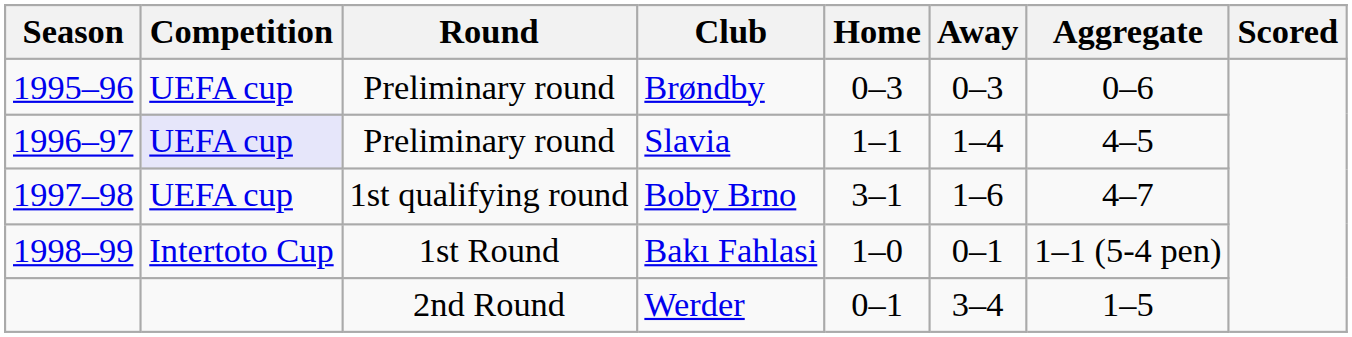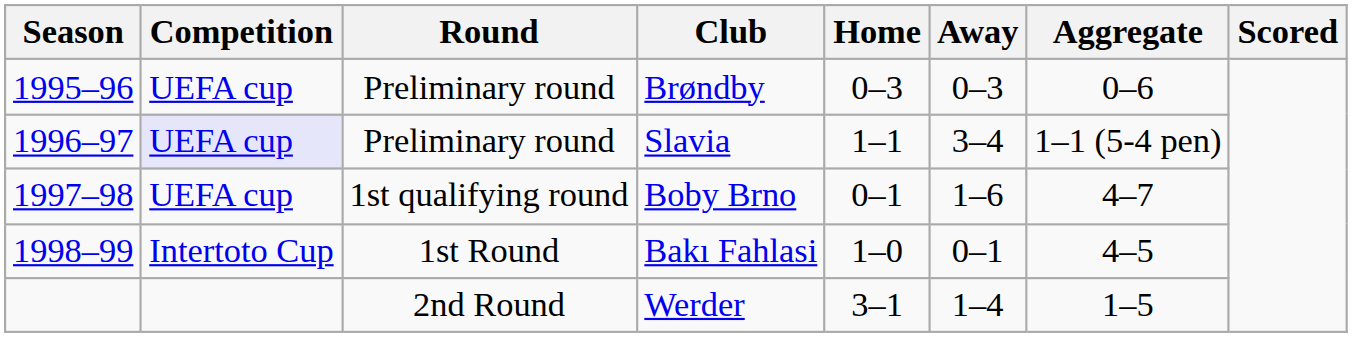(978, 140) 1–4 -> (978, 140) 3–4
(1128, 140) 4–5 -> (1128, 140) 1–1 (5-4 pen)
(877, 195) 3–1 -> (877, 195) 0–1
(1128, 250) 1–1 (5-4 pen) -> (1128, 250) 4–5
(877, 304) 0–1 -> (877, 304) 3–1
(978, 304) 3–4 -> (978, 304) 1–4
